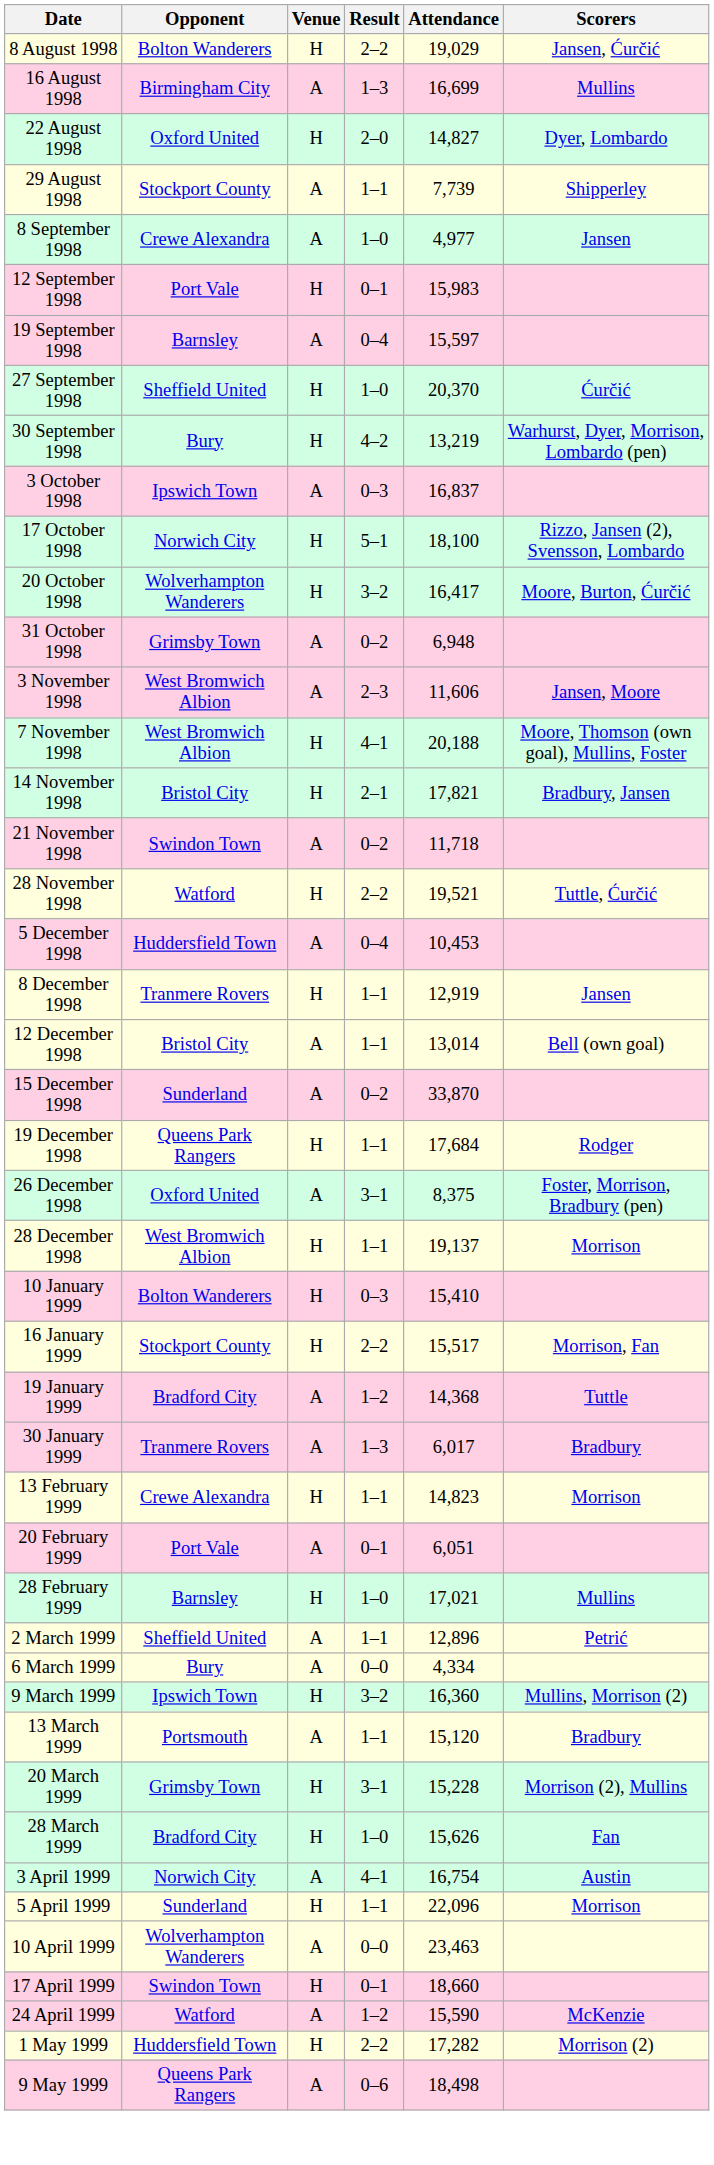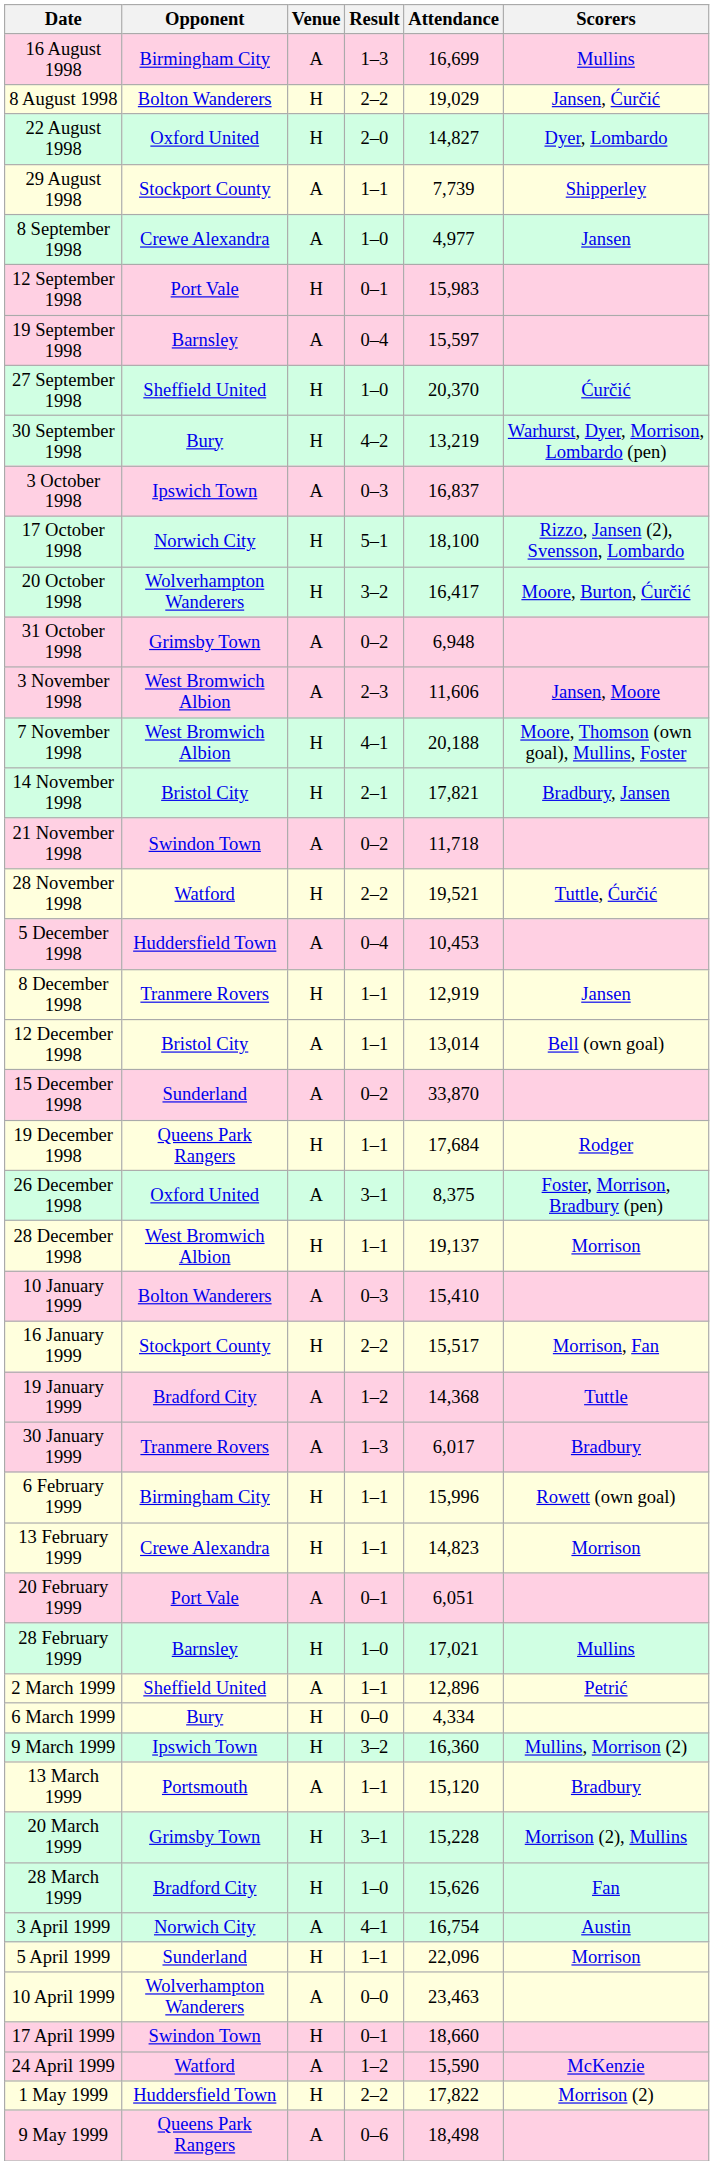rows swapped: (63, 48) <-> (63, 88)
(316, 1296) H -> (316, 1296) A
+ row: (63, 1497)
(316, 1667) A -> (316, 1717) H
(454, 2045) 17,282 -> (454, 2095) 17,822
